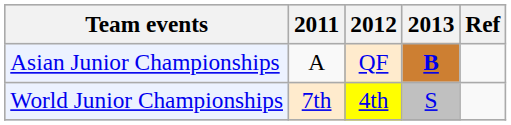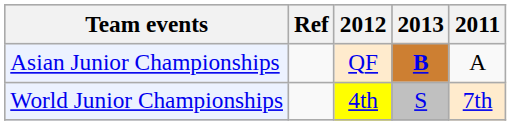columns swapped: (317, 24) <-> (483, 24)
